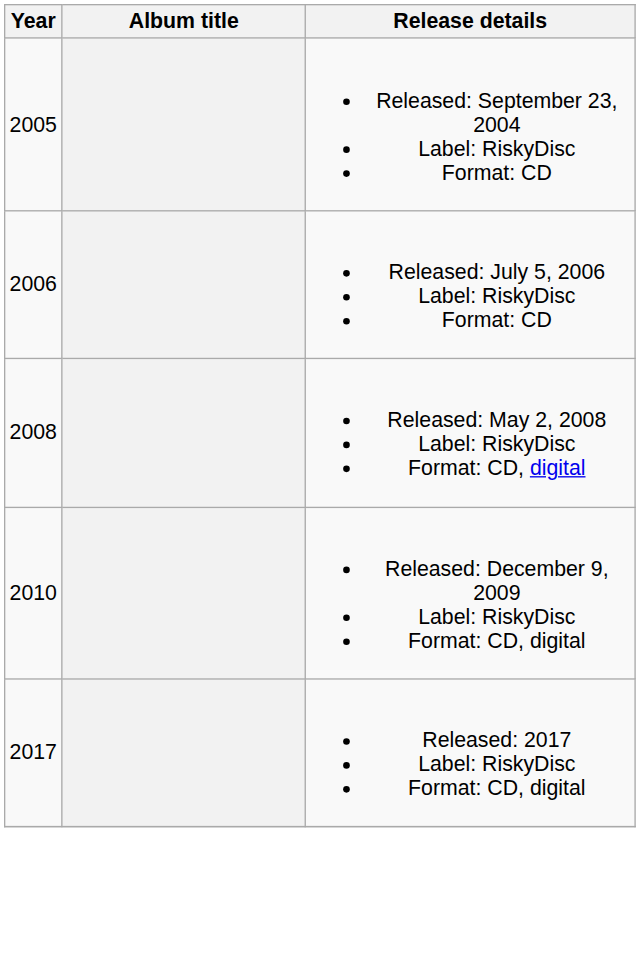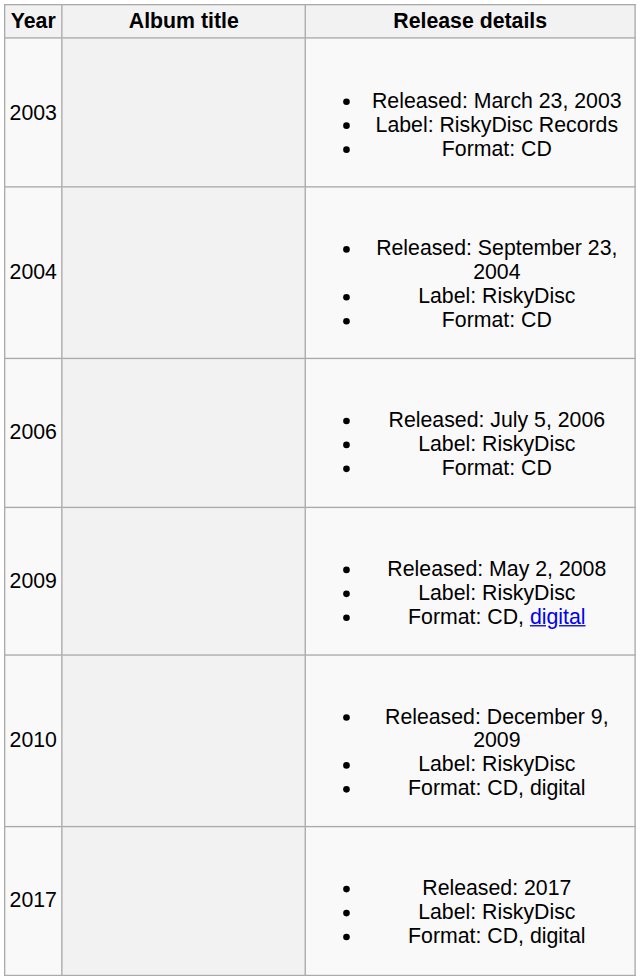+ row: (470, 124)
(33, 124) 2005 -> (33, 272) 2004
(33, 432) 2008 -> (33, 580) 2009
